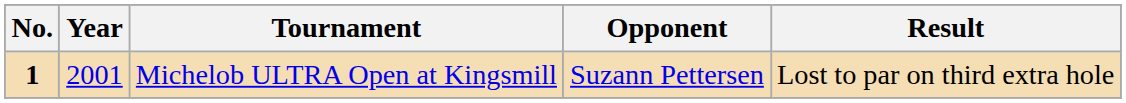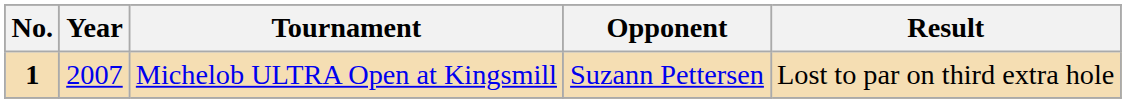(94, 74) 2001 -> (94, 74) 2007
